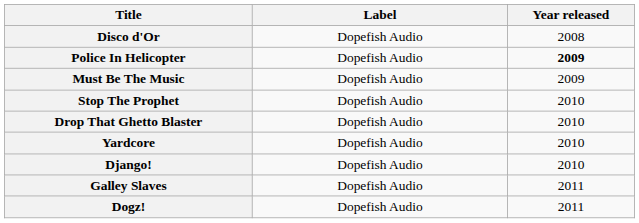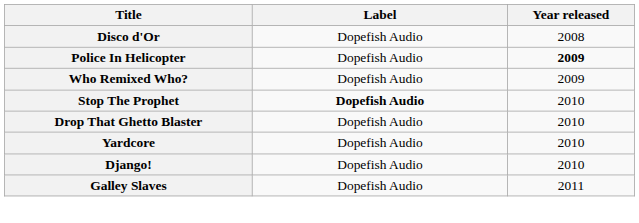+ row: (128, 79)
- row: (128, 79)
(380, 100) normal -> (380, 100) bold
- row: (128, 206)
